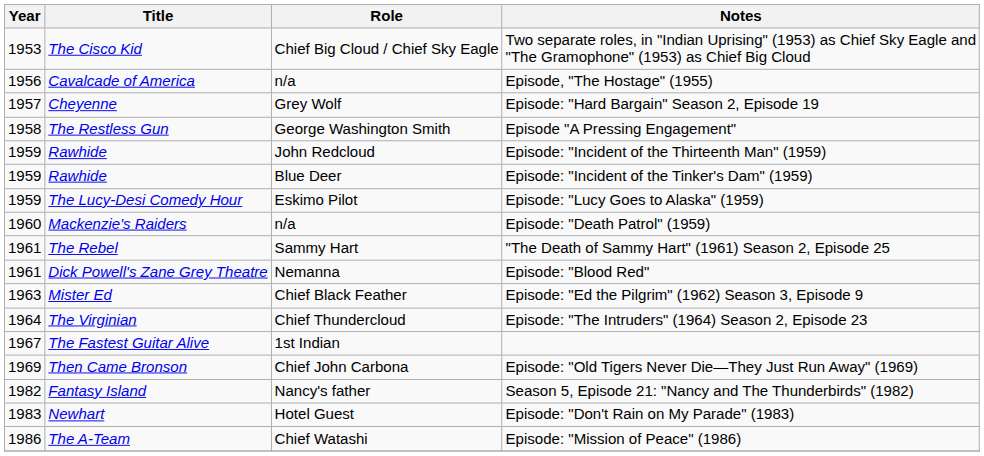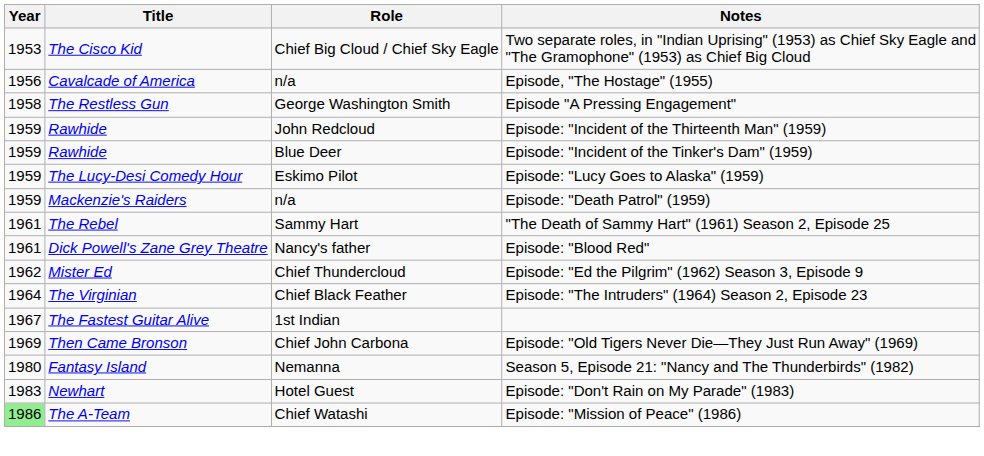- row: (83, 104)
(25, 224) 1960 -> (25, 200) 1959
(307, 271) Nemanna -> (322, 248) Nancy's father
(25, 295) 1963 -> (25, 271) 1962
(341, 295) Chief Black Feather -> (340, 271) Chief Thundercloud
(340, 319) Chief Thundercloud -> (341, 295) Chief Black Feather
(25, 391) 1982 -> (25, 367) 1980
(322, 391) Nancy's father -> (307, 367) Nemanna
(25, 438) no background -> (25, 414) lightgreen background
